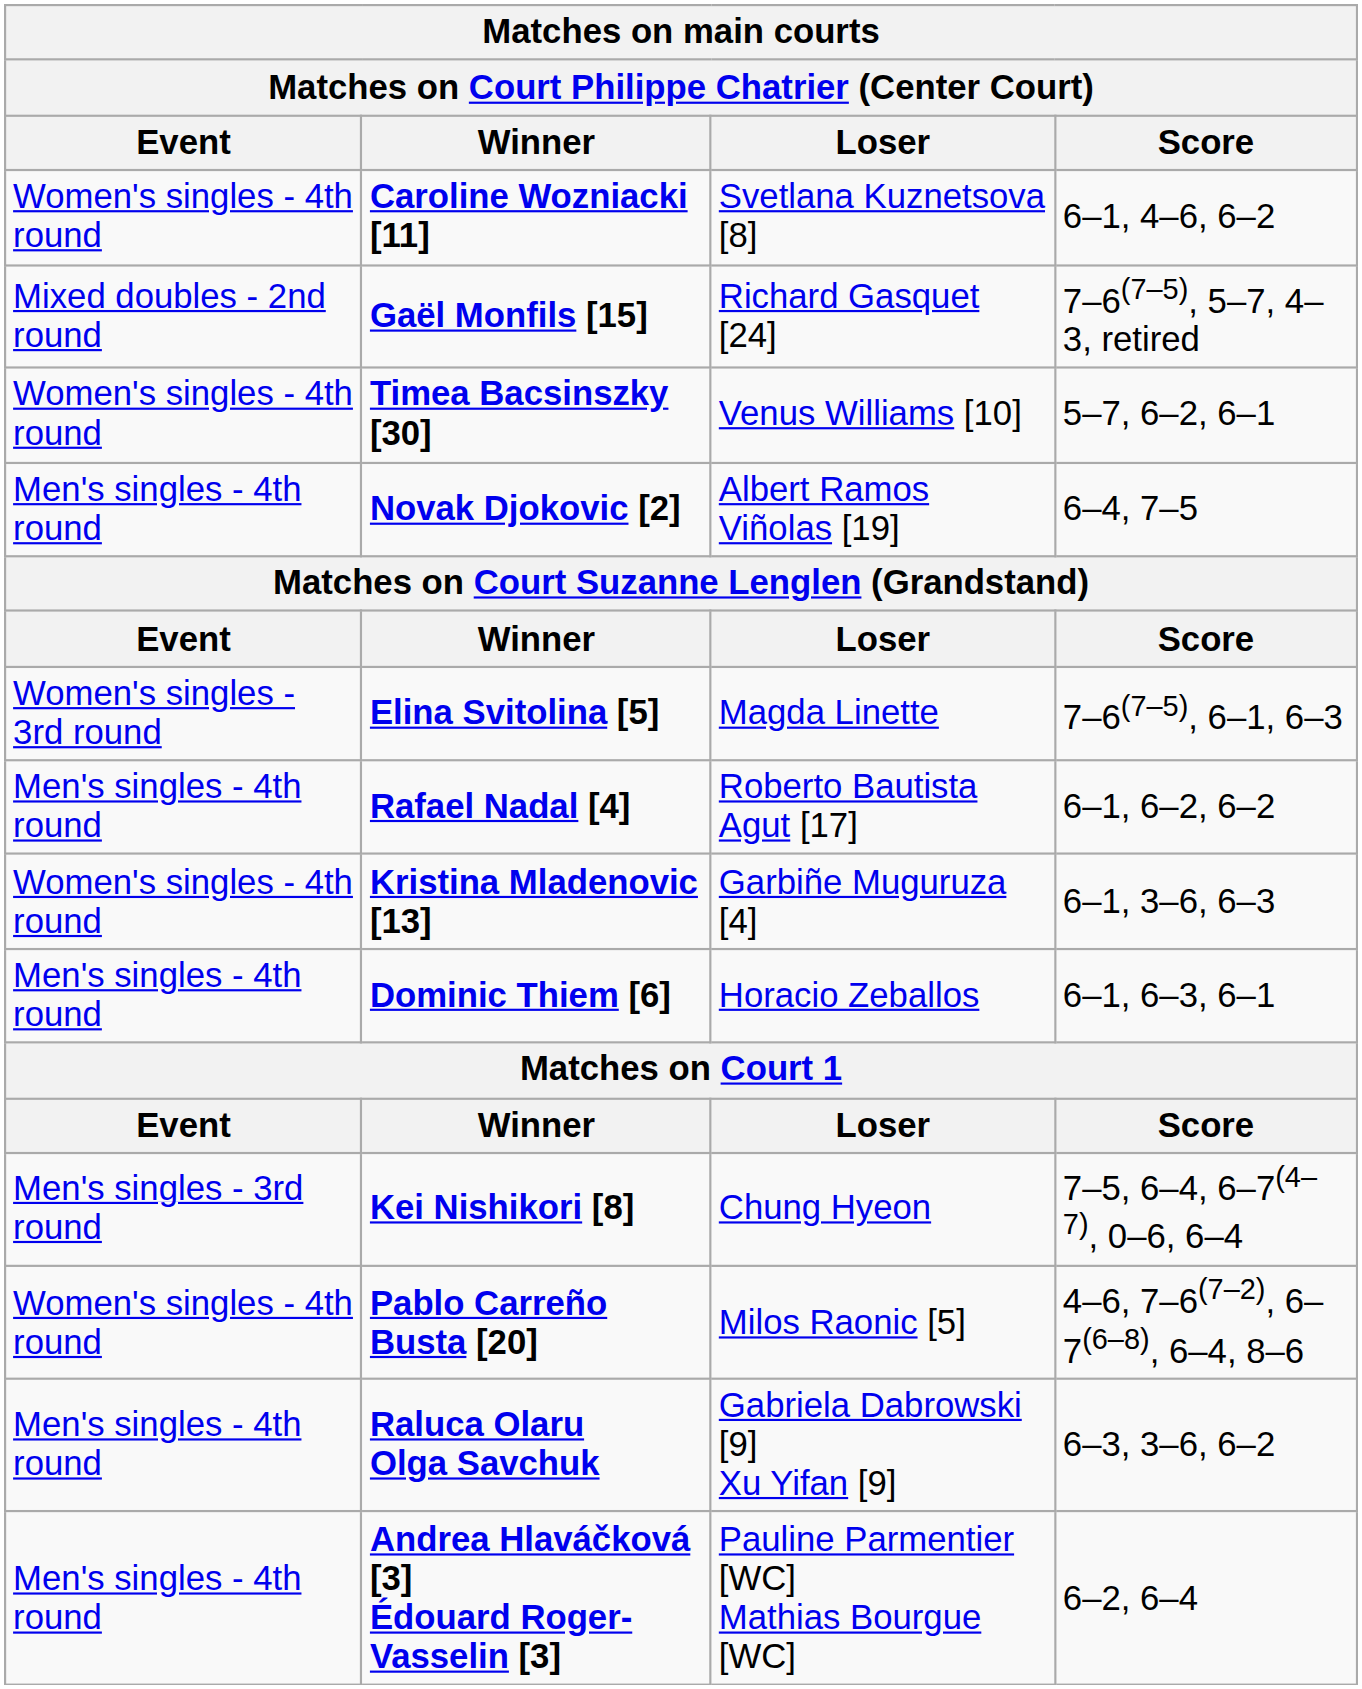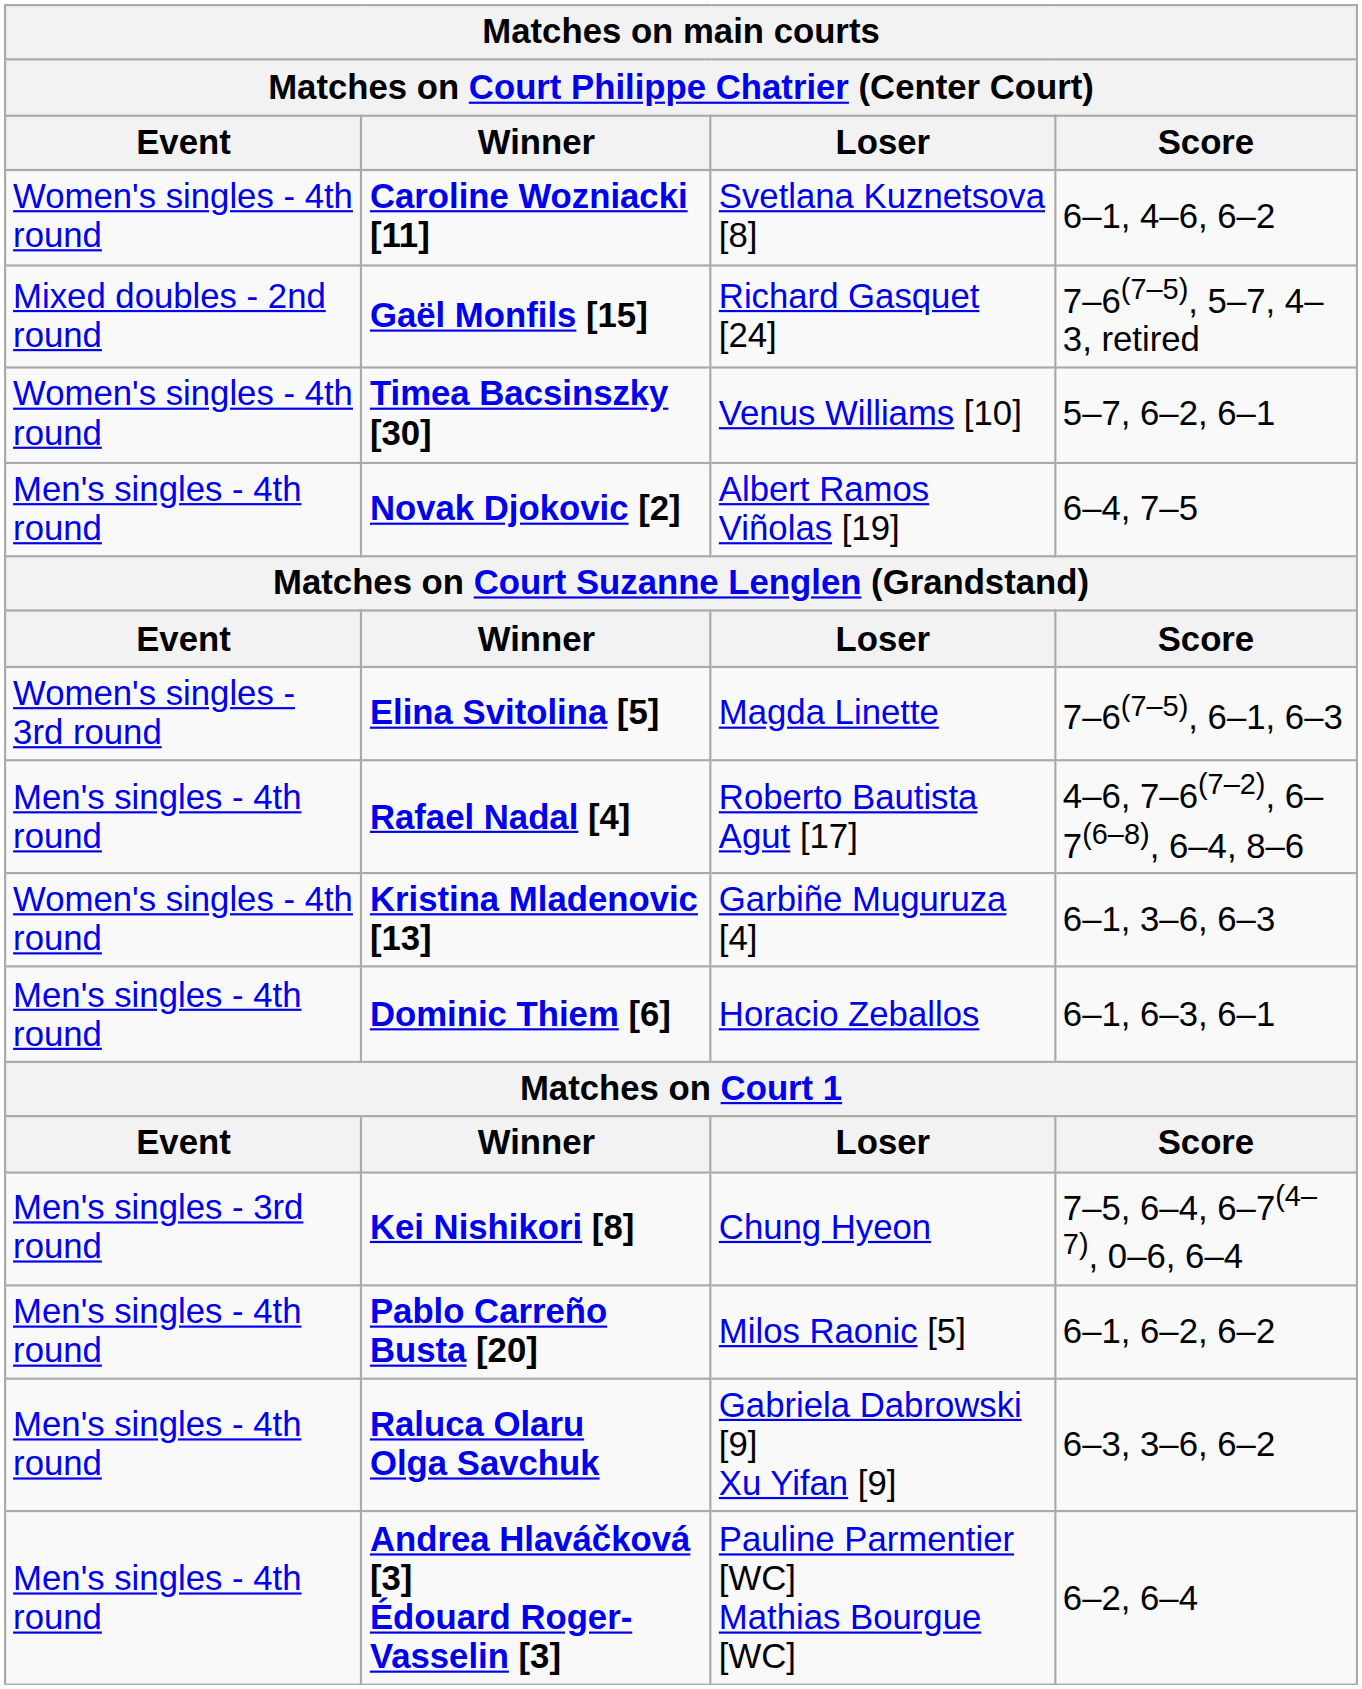(1169, 806) 6–1, 6–2, 6–2 -> (1193, 816) 4–6, 7–6(7–2), 6–7(6–8), 6–4, 8–6
(183, 1321) Women's singles - 4th round -> (157, 1331) Men's singles - 4th round
(1193, 1321) 4–6, 7–6(7–2), 6–7(6–8), 6–4, 8–6 -> (1169, 1331) 6–1, 6–2, 6–2
